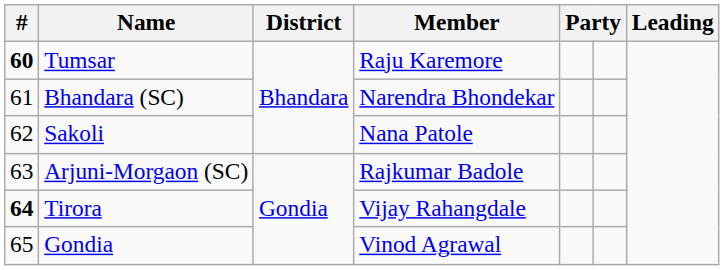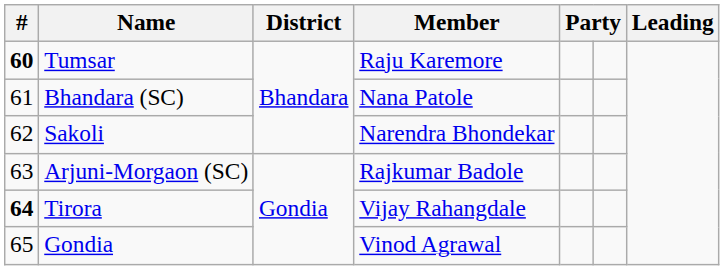(457, 97) Narendra Bhondekar -> (416, 97) Nana Patole
(416, 134) Nana Patole -> (457, 134) Narendra Bhondekar
